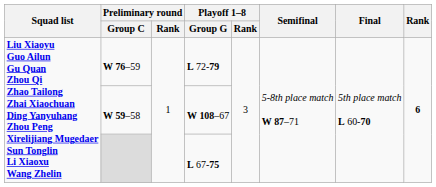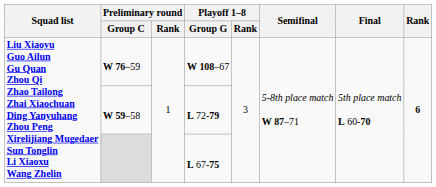(203, 67) L 72-79 -> (208, 67) W 108–67
(208, 116) W 108–67 -> (203, 116) L 72-79
